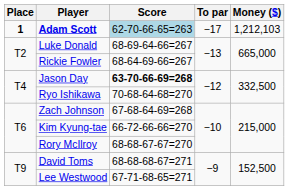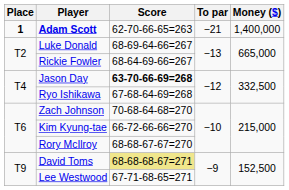(152, 29) lightblue background -> (152, 29) no background
(212, 29) −17 -> (212, 29) −21
(257, 29) 1,212,103 -> (257, 29) 1,400,000
(152, 95) 70-68-64-68=270 -> (152, 95) 67-68-64-69=268
(152, 111) 67-68-64-69=268 -> (152, 111) 70-68-64-68=270
(152, 161) no background -> (152, 161) khaki background
